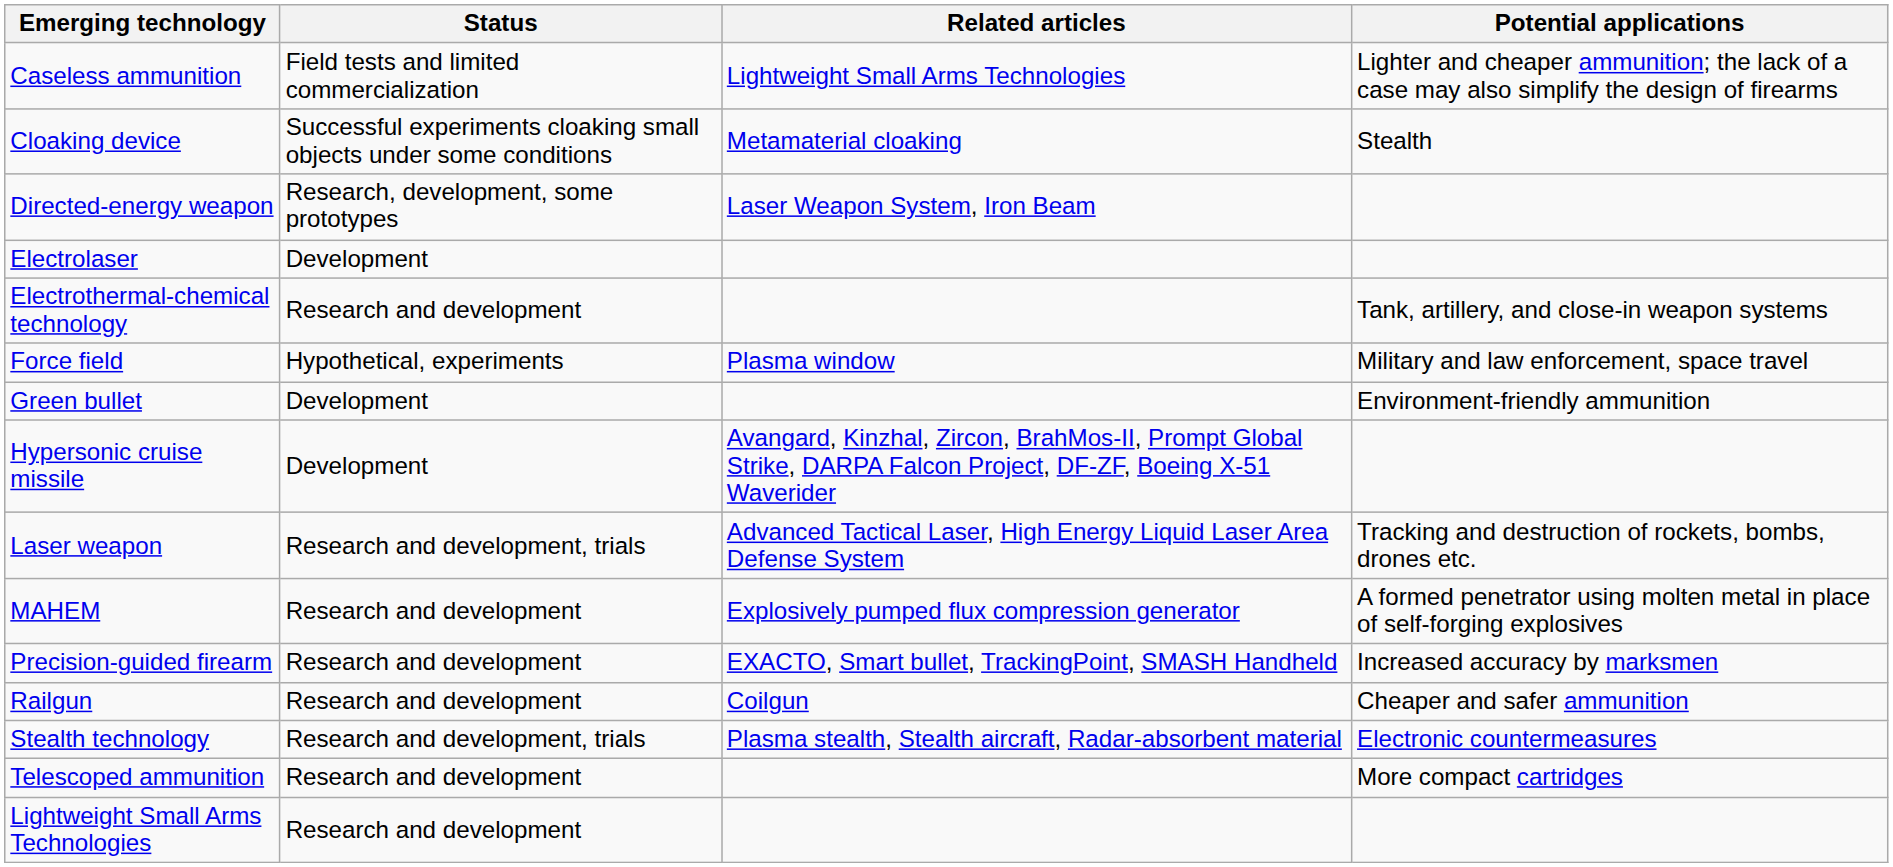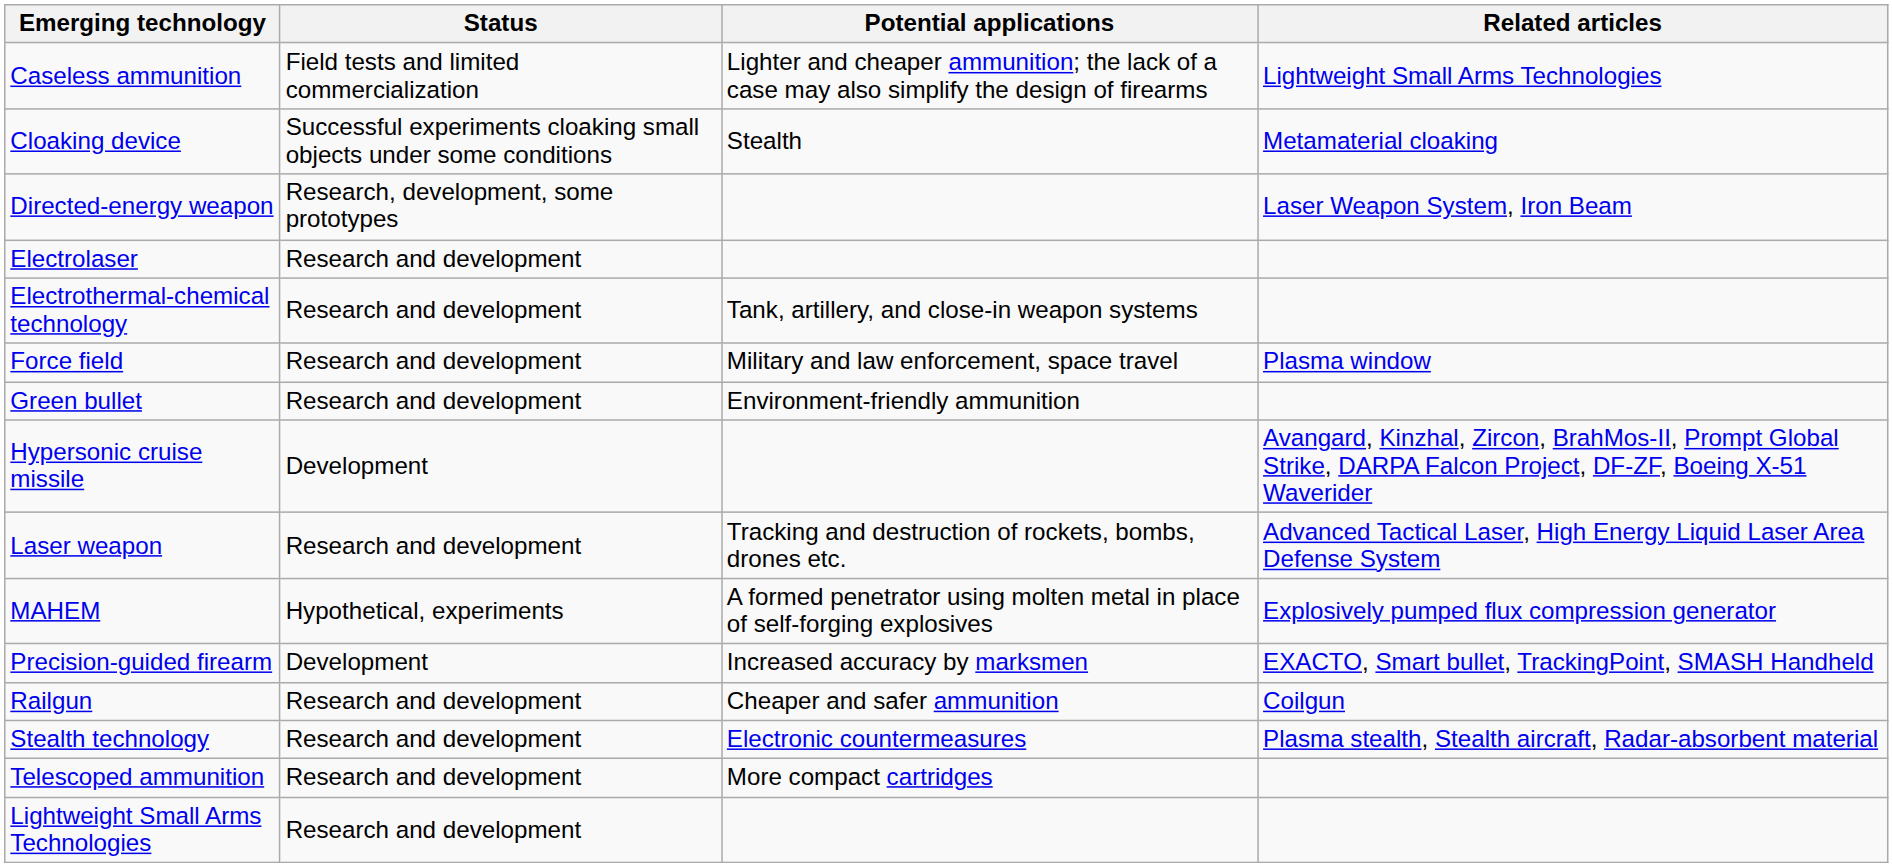columns swapped: (1620, 23) <-> (1036, 23)
(357, 258) Development -> (433, 258) Research and development
(425, 362) Hypothetical, experiments -> (433, 362) Research and development
(357, 400) Development -> (433, 400) Research and development
(466, 545) Research and development, trials -> (433, 545) Research and development
(433, 610) Research and development -> (425, 610) Hypothetical, experiments
(433, 662) Research and development -> (357, 662) Development
(466, 739) Research and development, trials -> (433, 739) Research and development
